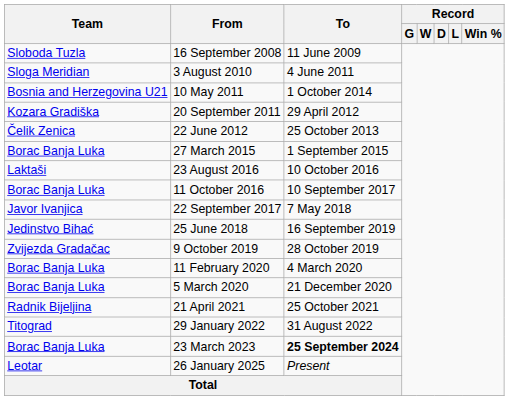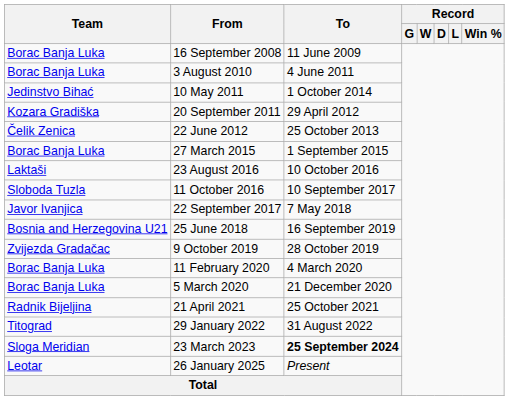(46, 53) Sloboda Tuzla -> (56, 53) Borac Banja Luka
(48, 72) Sloga Meridian -> (56, 72) Borac Banja Luka
(87, 92) Bosnia and Herzegovina U21 -> (50, 92) Jedinstvo Bihać
(56, 190) Borac Banja Luka -> (46, 190) Sloboda Tuzla
(50, 229) Jedinstvo Bihać -> (87, 229) Bosnia and Herzegovina U21
(56, 346) Borac Banja Luka -> (48, 346) Sloga Meridian
